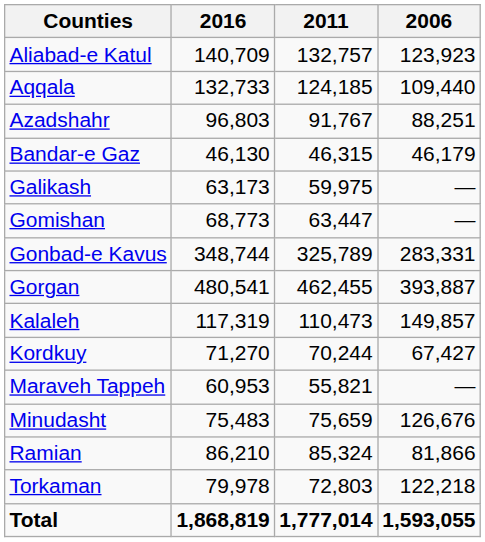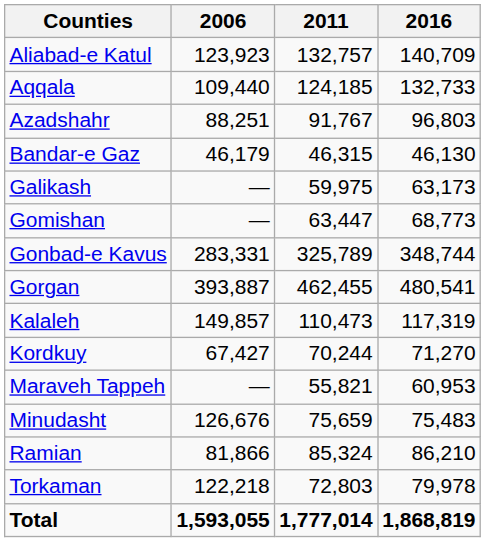columns swapped: (429, 21) <-> (223, 21)
